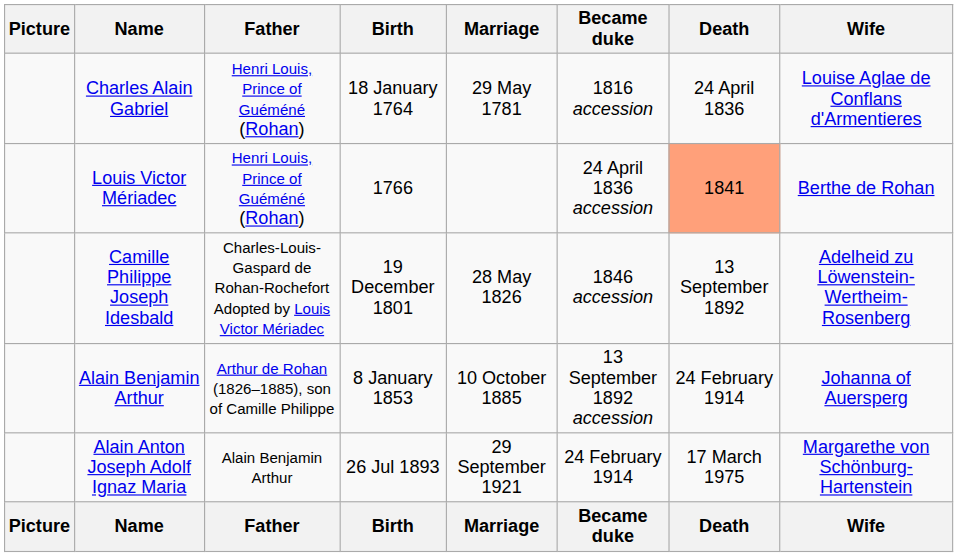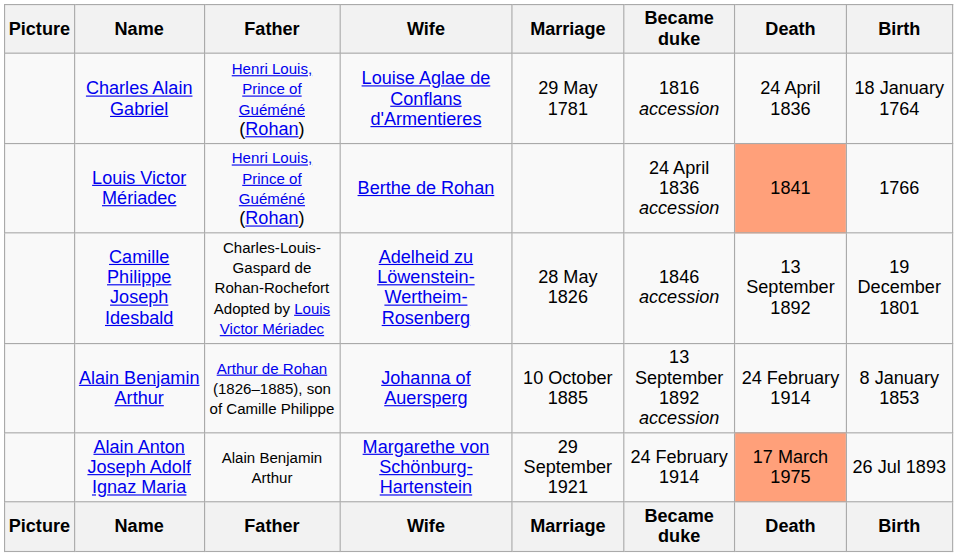columns swapped: (393, 29) <-> (866, 29)
(724, 467) no background -> (790, 467) lightsalmon background
